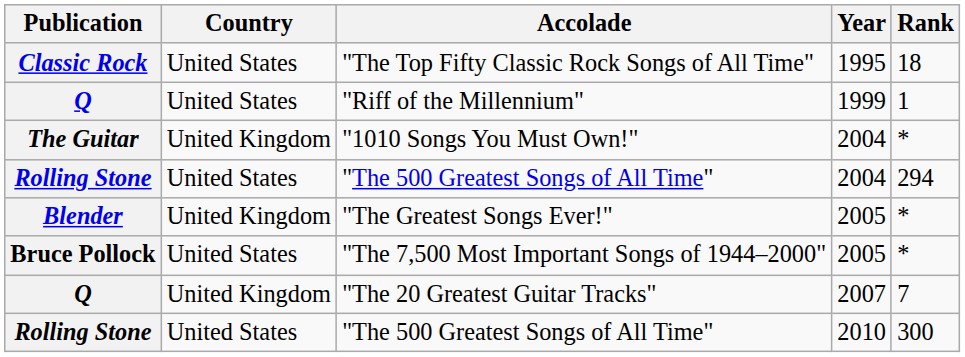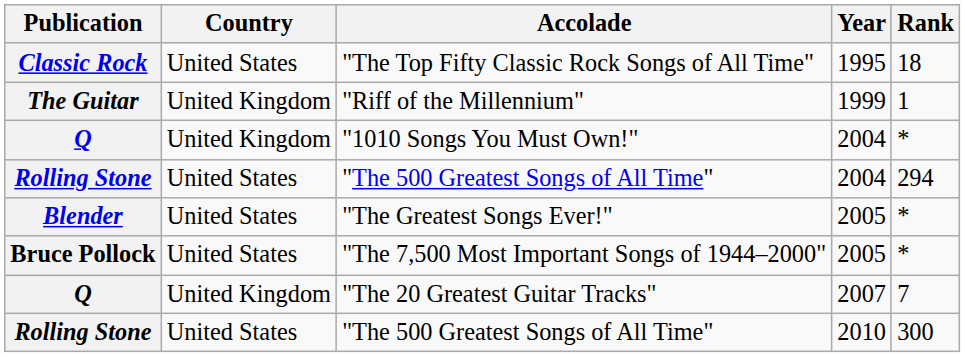(83, 100) Q -> (83, 100) The Guitar
(232, 100) United States -> (249, 100) United Kingdom
(83, 139) The Guitar -> (83, 139) Q
(249, 216) United Kingdom -> (232, 216) United States
